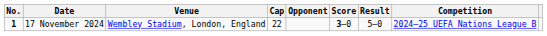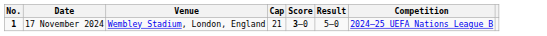- column: (308, 11)
(277, 24) 22 -> (277, 24) 21
